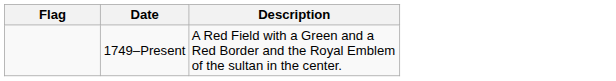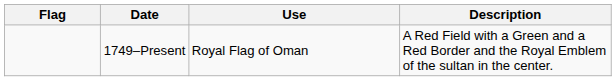+ column: (294, 14)
